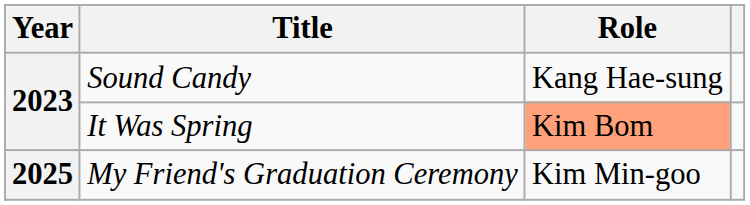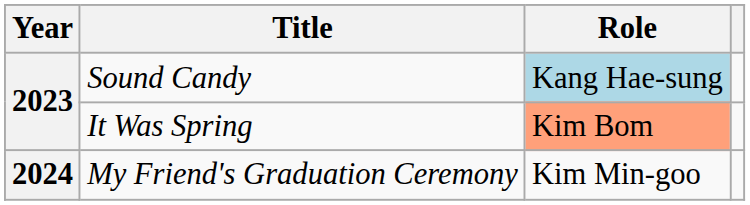(627, 77) no background -> (627, 77) lightblue background
(43, 174) 2025 -> (43, 174) 2024
